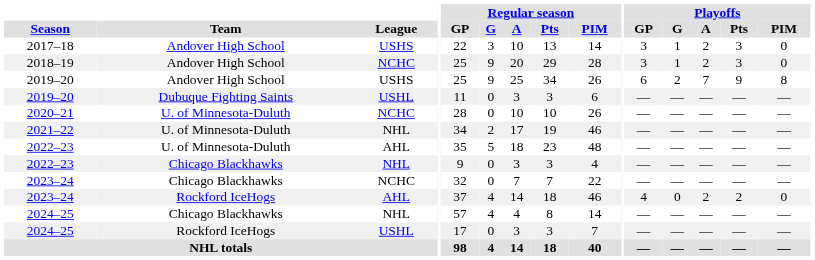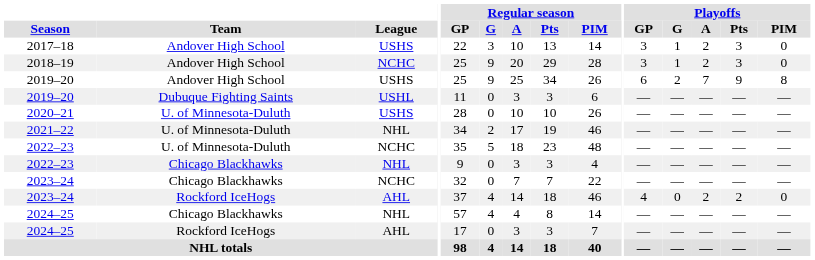(396, 113) NCHC -> (396, 113) USHS
(396, 146) AHL -> (396, 146) NCHC
(396, 230) USHL -> (396, 230) AHL
